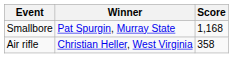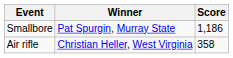(210, 28) 1,168 -> (210, 28) 1,186
